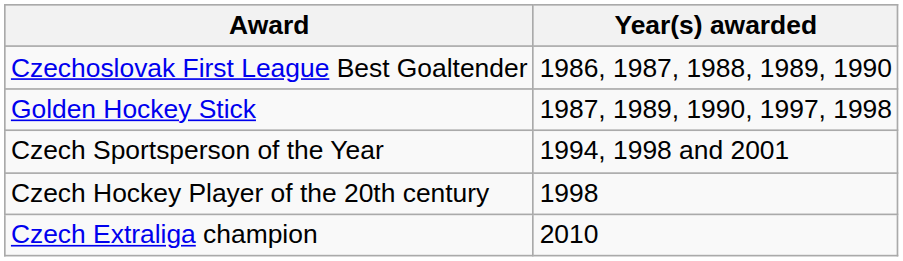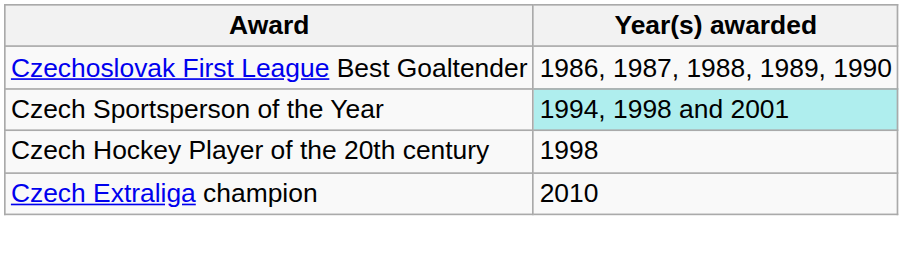- row: (133, 109)
(664, 151) no background -> (664, 109) paleturquoise background
